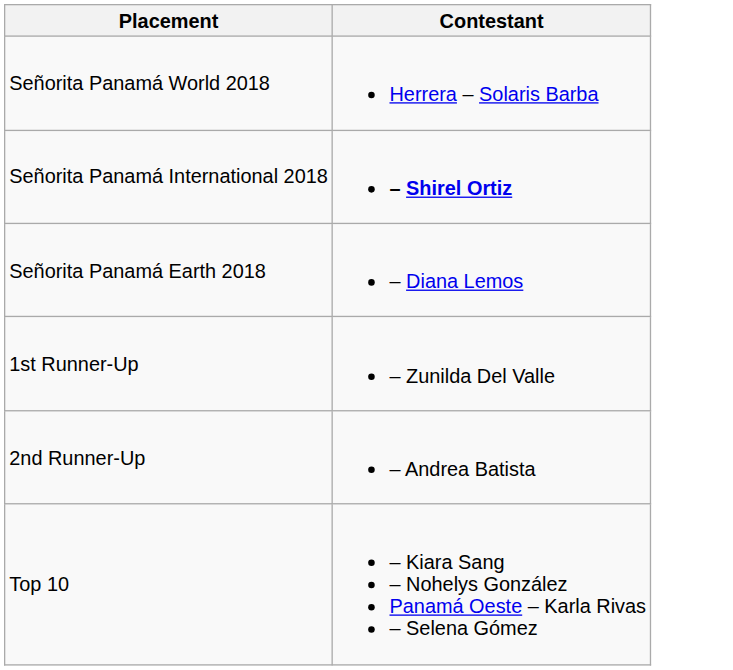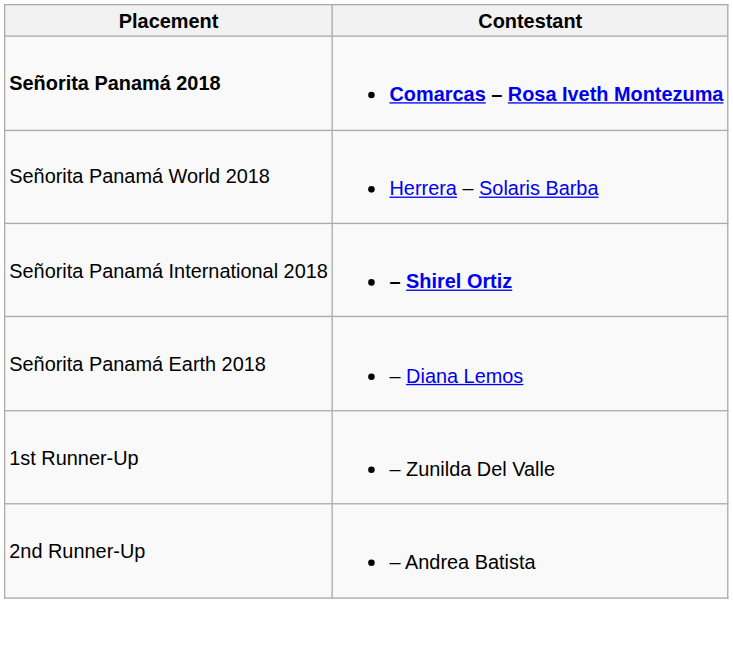+ row: (115, 83)
- row: (39, 584)
